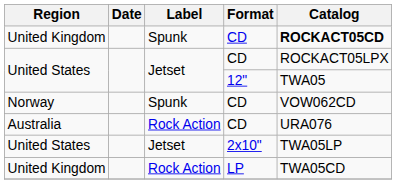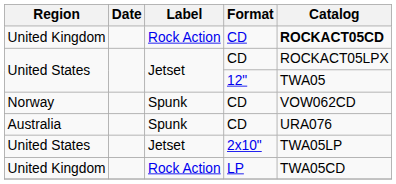(168, 37) Spunk -> (184, 37) Rock Action
(184, 124) Rock Action -> (168, 124) Spunk
